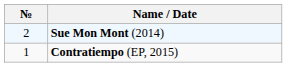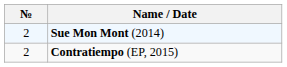(26, 52) 1 -> (26, 52) 2
